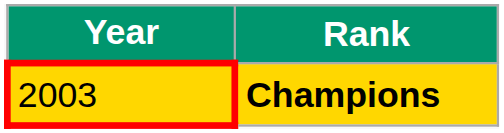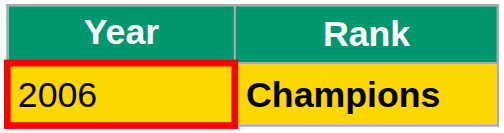(57, 93) 2003 -> (57, 93) 2006
